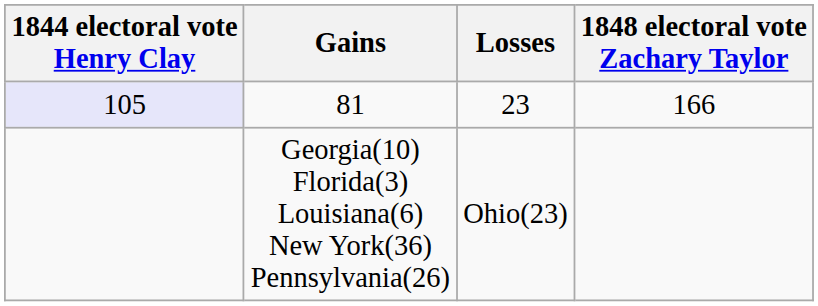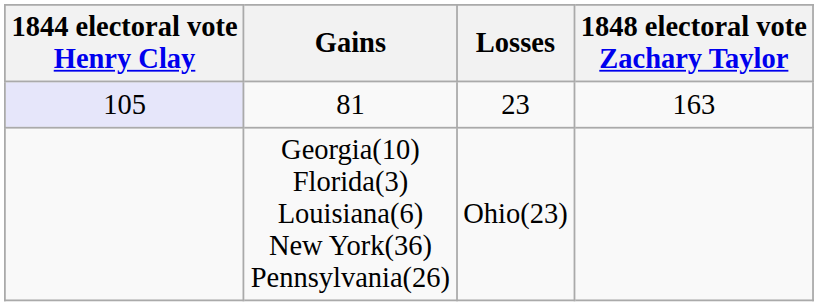(694, 104) 166 -> (694, 104) 163
